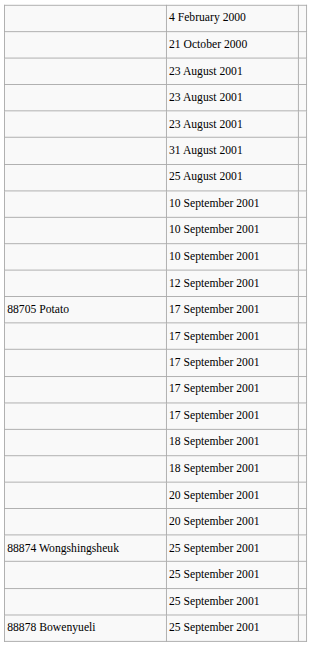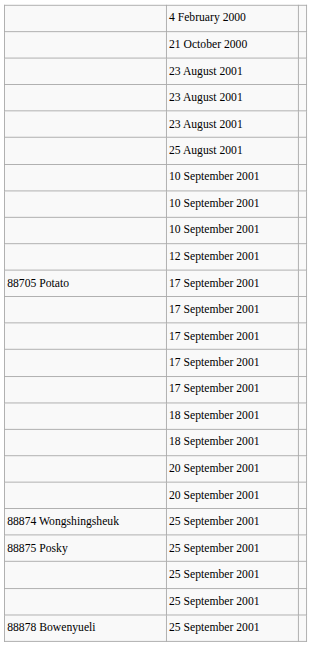- row: (85, 151)
+ row: (37, 548)
